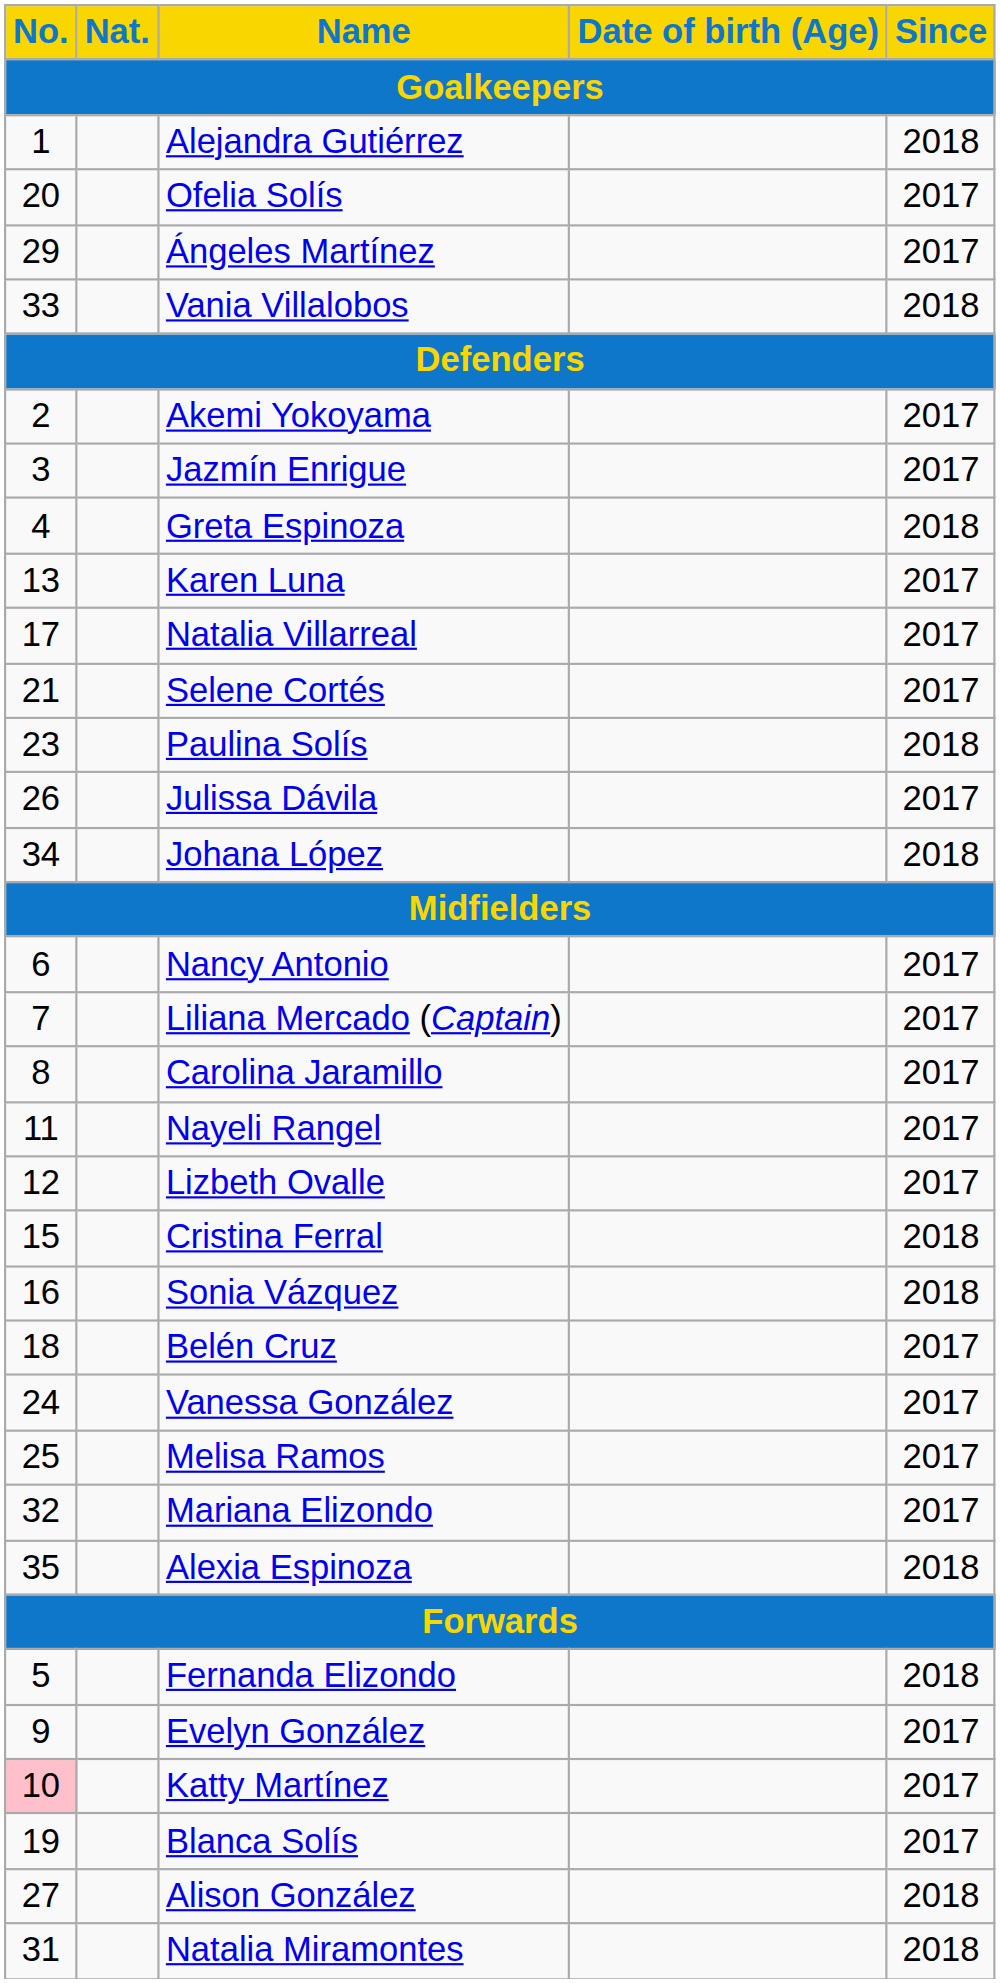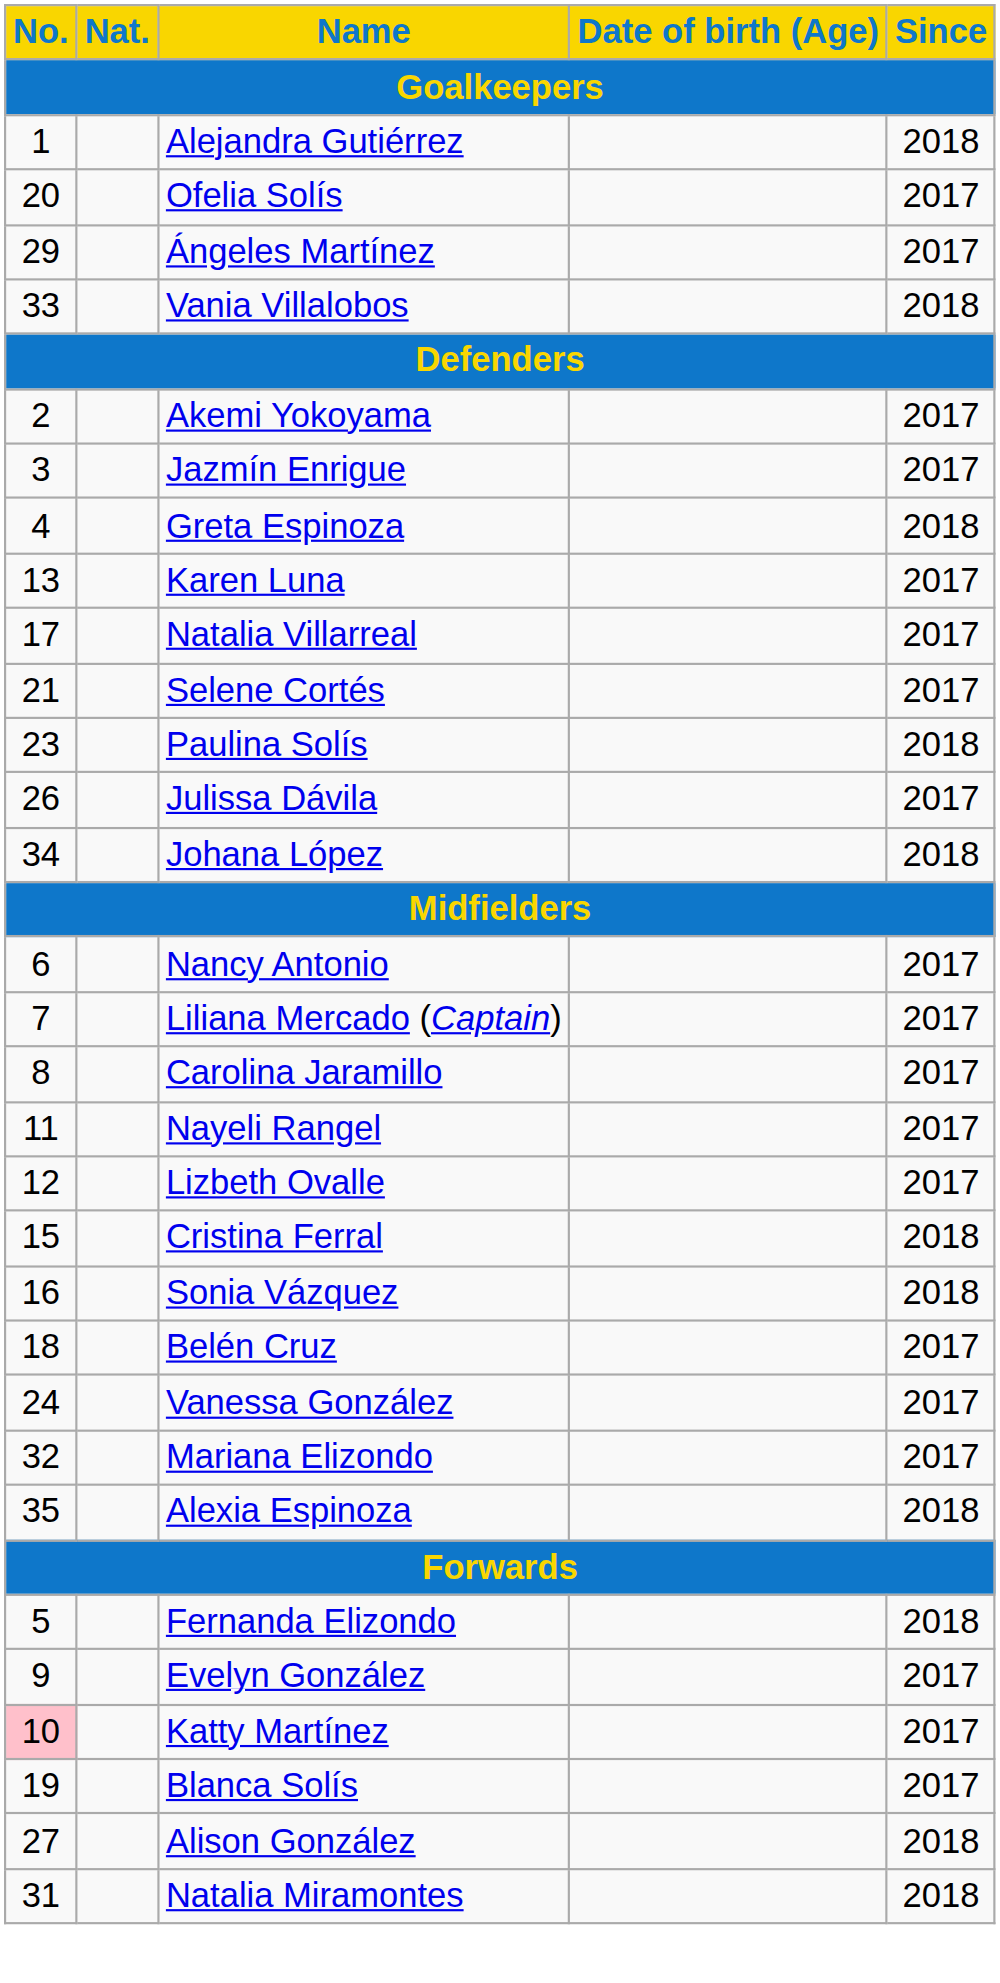- row: (275, 1456)
